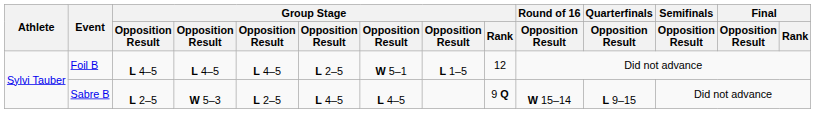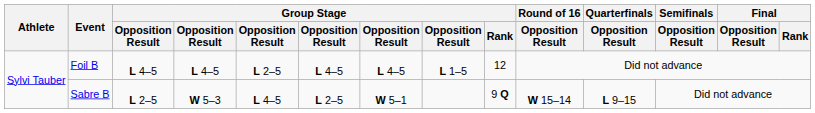(267, 71) L 4–5 -> (267, 71) L 2–5
(329, 71) L 2–5 -> (329, 71) L 4–5
(391, 71) W 5–1 -> (391, 71) L 4–5
(267, 100) L 2–5 -> (267, 100) L 4–5
(329, 100) L 4–5 -> (329, 100) L 2–5
(391, 100) L 4–5 -> (391, 100) W 5–1
